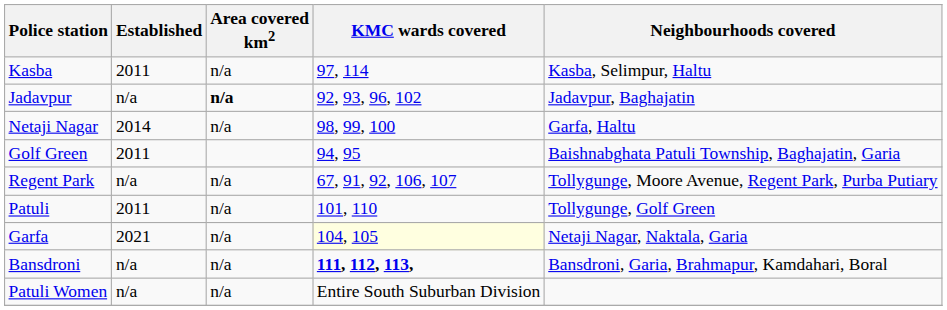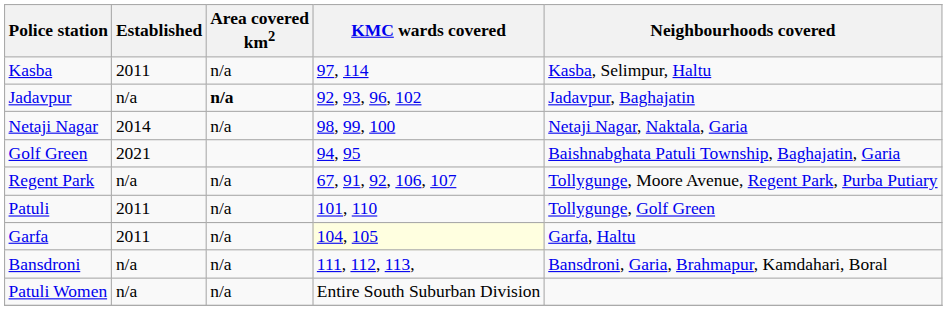(592, 125) Garfa, Haltu -> (648, 125) Netaji Nagar, Naktala, Garia
(133, 153) 2011 -> (133, 153) 2021
(133, 236) 2021 -> (133, 236) 2011
(648, 236) Netaji Nagar, Naktala, Garia -> (592, 236) Garfa, Haltu
(365, 263) bold -> (366, 263) normal
